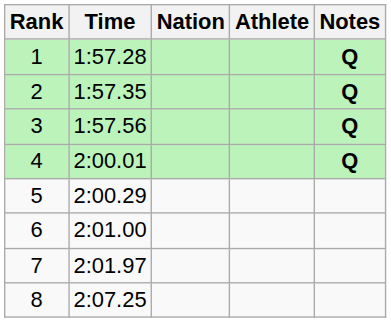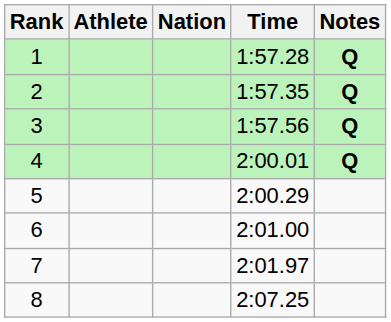columns swapped: (272, 21) <-> (110, 21)
